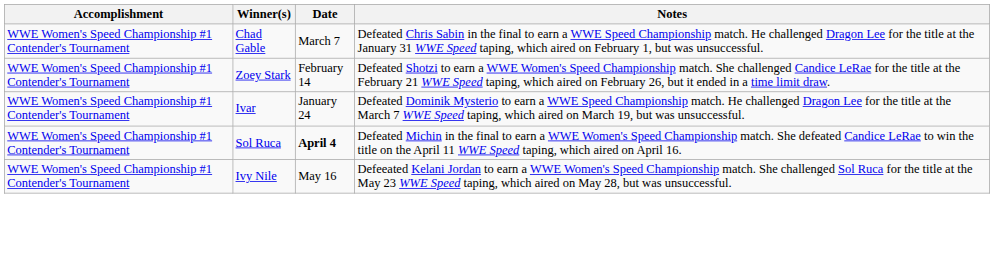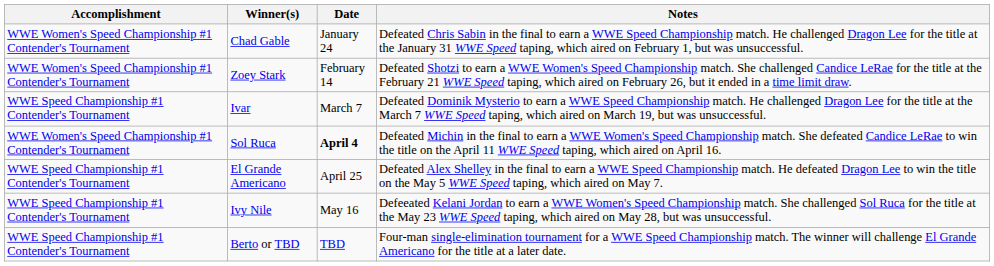(319, 41) March 7 -> (339, 41) January 24
(110, 108) WWE Women's Speed Championship #1 Contender's Tournament -> (85, 108) WWE Speed Championship #1 Contender's Tournament
(318, 108) January 24 -> (341, 108) March 7
+ row: (258, 176)
(110, 176) WWE Women's Speed Championship #1 Contender's Tournament -> (85, 210) WWE Speed Championship #1 Contender's Tournament
+ row: (265, 244)
